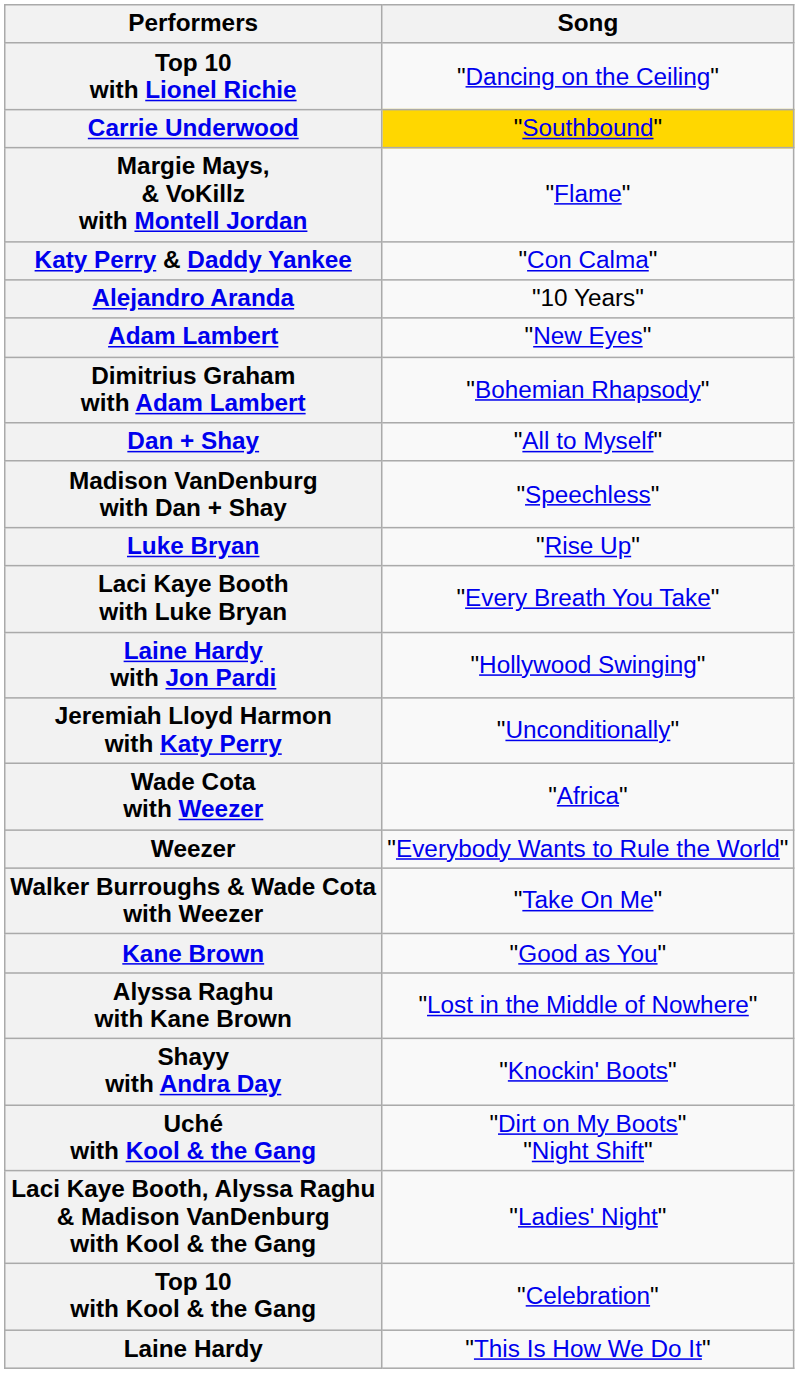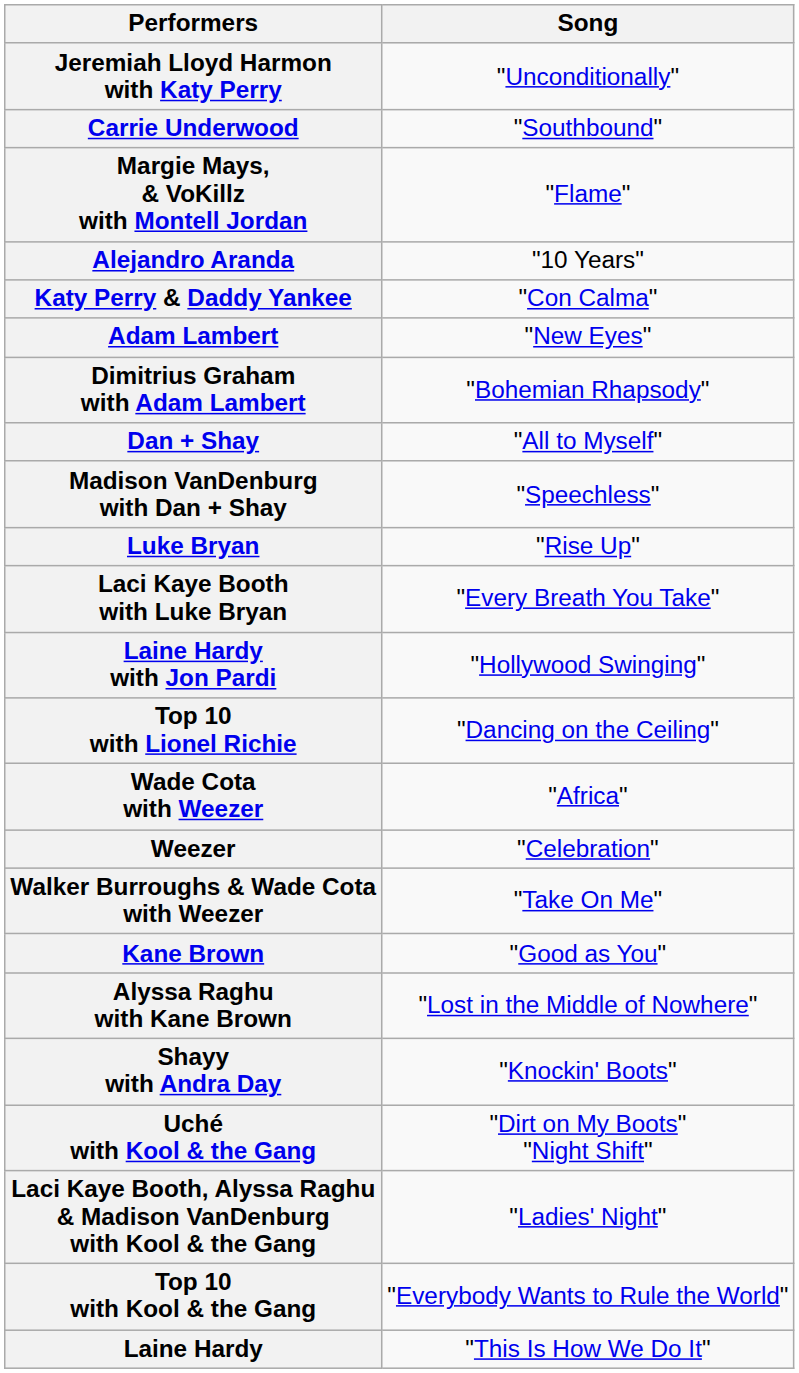rows swapped: (193, 76) <-> (193, 730)
(588, 128) gold background -> (588, 128) no background
rows swapped: (193, 260) <-> (193, 298)
(588, 848) "Everybody Wants to Rule the World" -> (588, 848) "Celebration"
(588, 1296) "Celebration" -> (588, 1296) "Everybody Wants to Rule the World"
